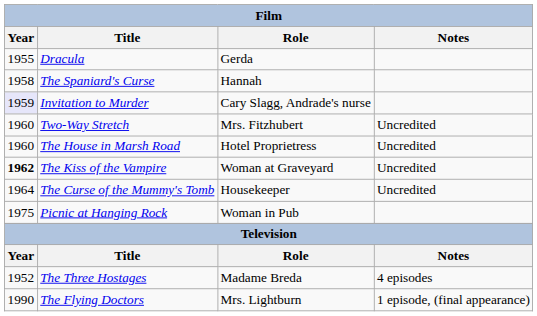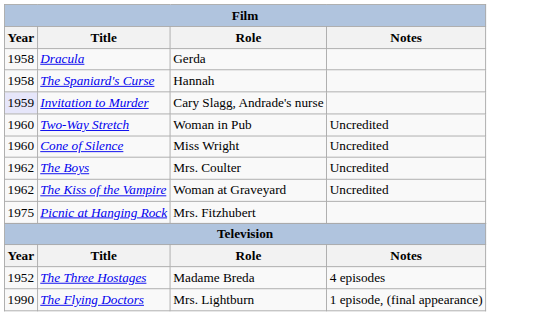(21, 59) 1955 -> (21, 59) 1958
(262, 125) Mrs. Fitzhubert -> (212, 125) Woman in Pub
+ row: (82, 146)
- row: (110, 146)
+ row: (65, 168)
(21, 168) bold -> (21, 190) normal
- row: (127, 190)
(260, 212) Woman in Pub -> (215, 212) Mrs. Fitzhubert
